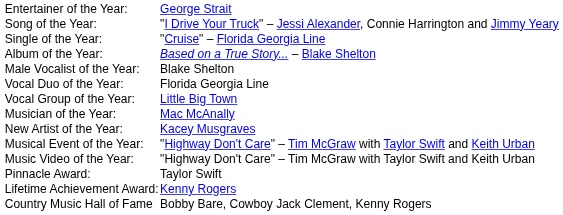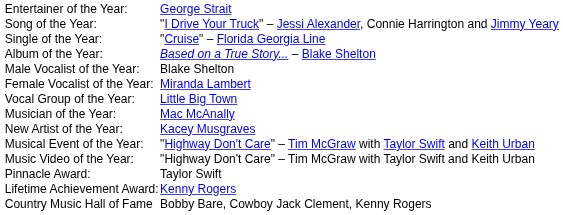+ row: (79, 84)
- row: (64, 84)
